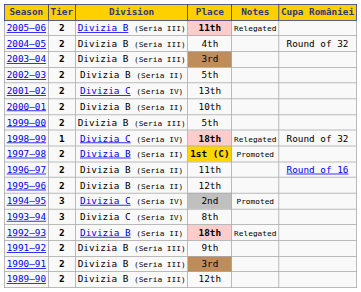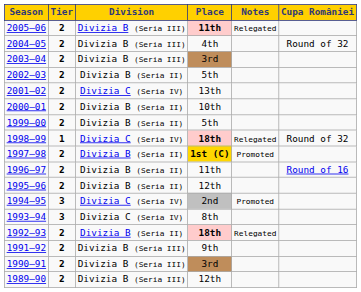(132, 122) Divizia B (Seria III) -> (132, 122) Divizia B (Seria II)
